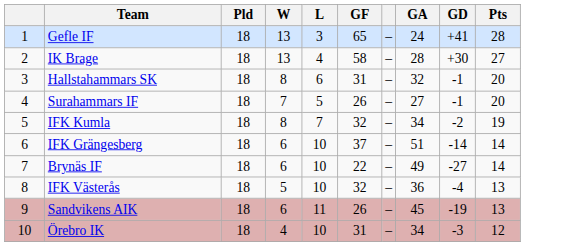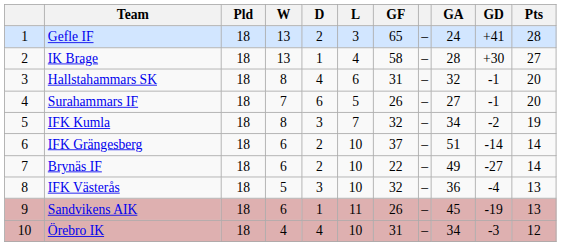+ column: (320, 15)
